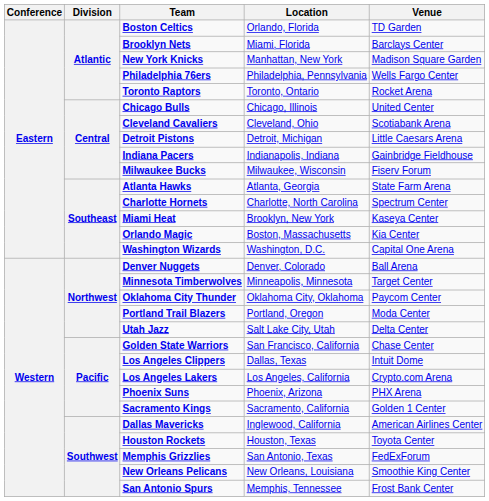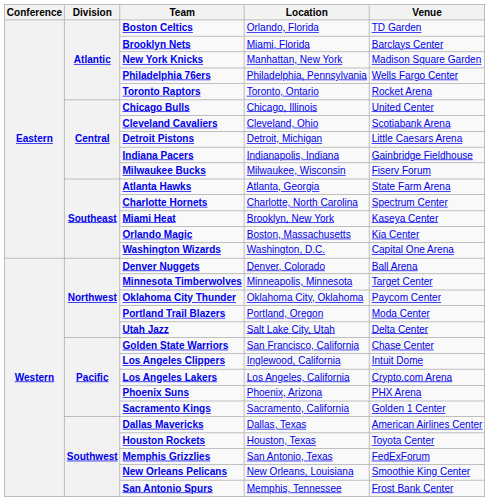(277, 361) Dallas, Texas -> (294, 361) Inglewood, California
(294, 424) Inglewood, California -> (277, 424) Dallas, Texas
